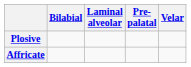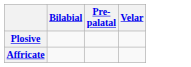- column: (105, 17)
